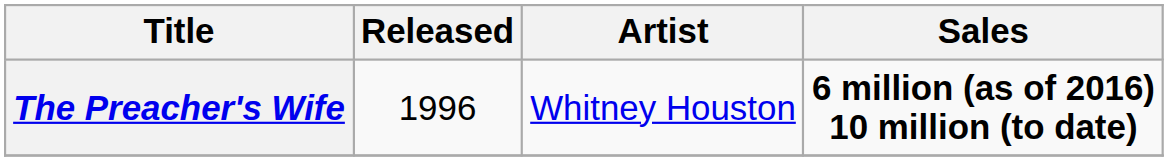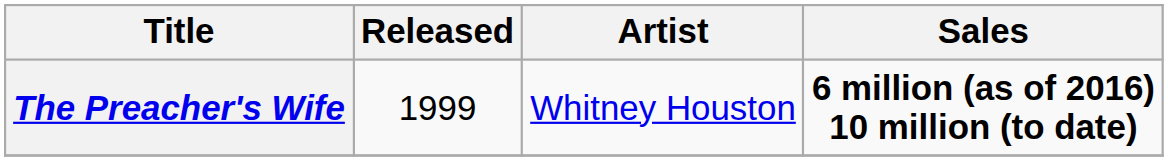(438, 107) 1996 -> (438, 107) 1999
